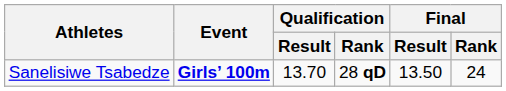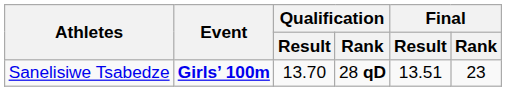(420, 73) 13.50 -> (420, 73) 13.51
(476, 73) 24 -> (476, 73) 23
